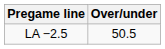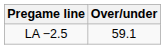(124, 34) 50.5 -> (124, 34) 59.1
